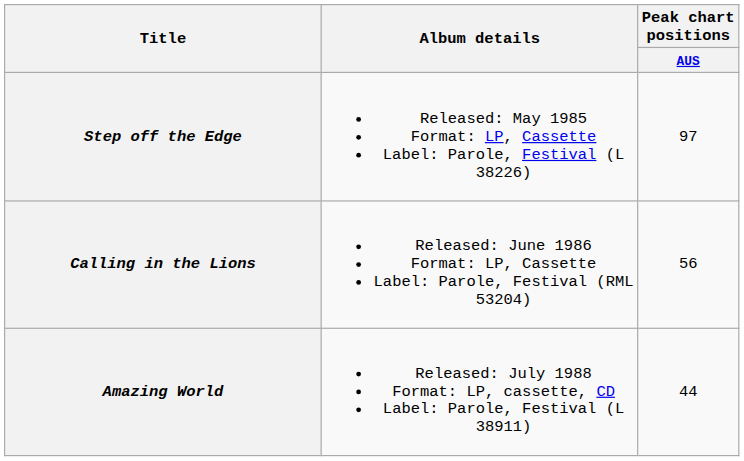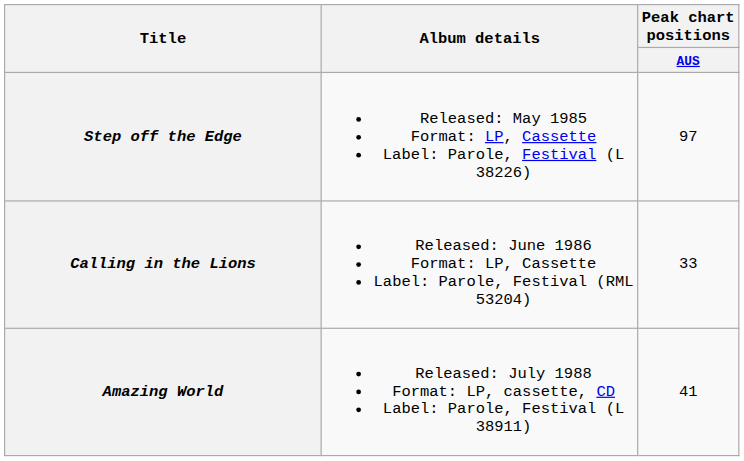(688, 264) 56 -> (688, 264) 33
(688, 392) 44 -> (688, 392) 41
